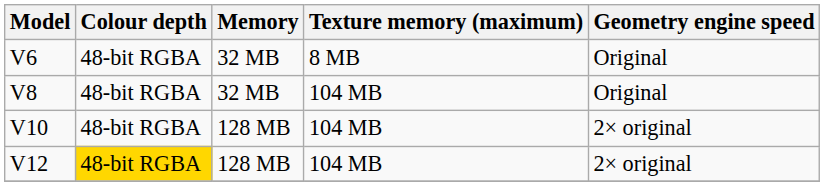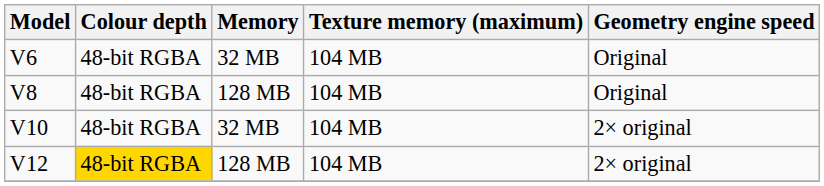(335, 57) 8 MB -> (346, 57) 104 MB
(248, 92) 32 MB -> (254, 92) 128 MB
(254, 127) 128 MB -> (248, 127) 32 MB
